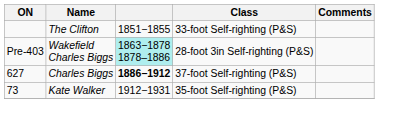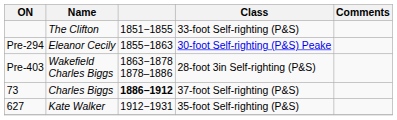+ row: (82, 45)
(144, 51) paleturquoise background -> (147, 68) no background
(15, 73) 627 -> (13, 90) 73
(13, 90) 73 -> (15, 106) 627
